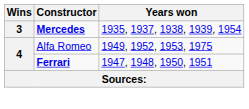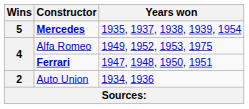(19, 29) 3 -> (19, 29) 5
+ row: (63, 79)
